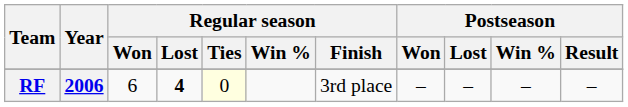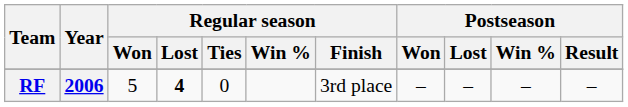(132, 85) 6 -> (132, 85) 5
(224, 85) lightyellow background -> (224, 85) no background
